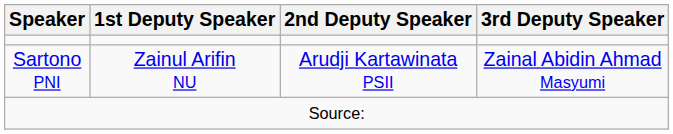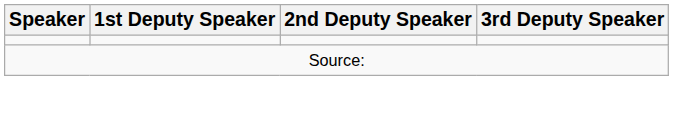- row: (47, 70)
